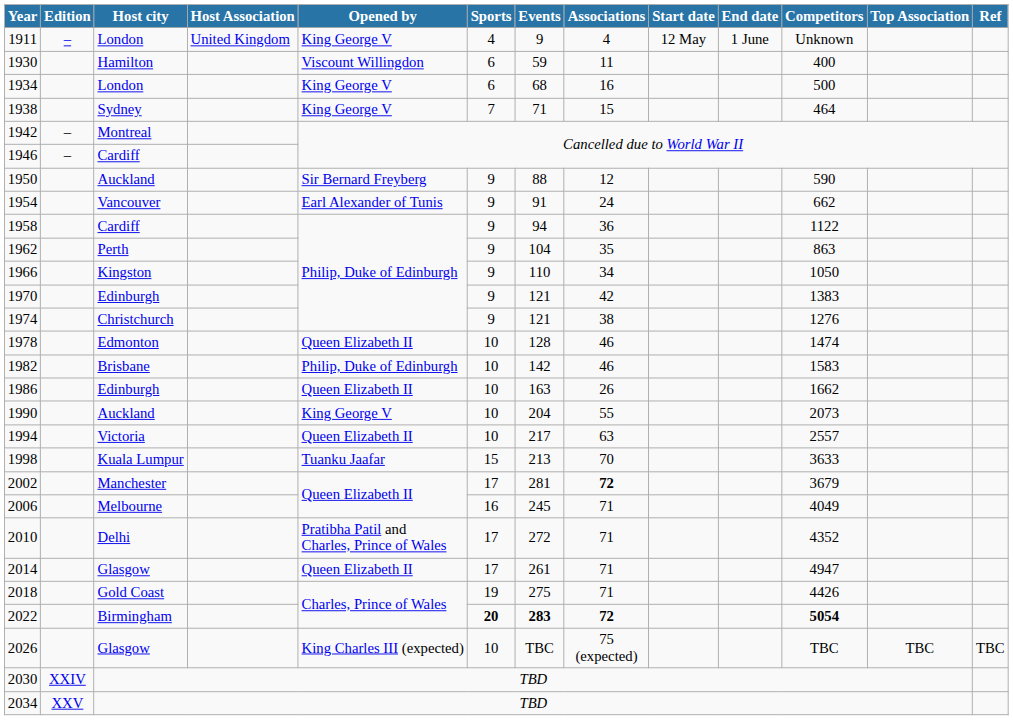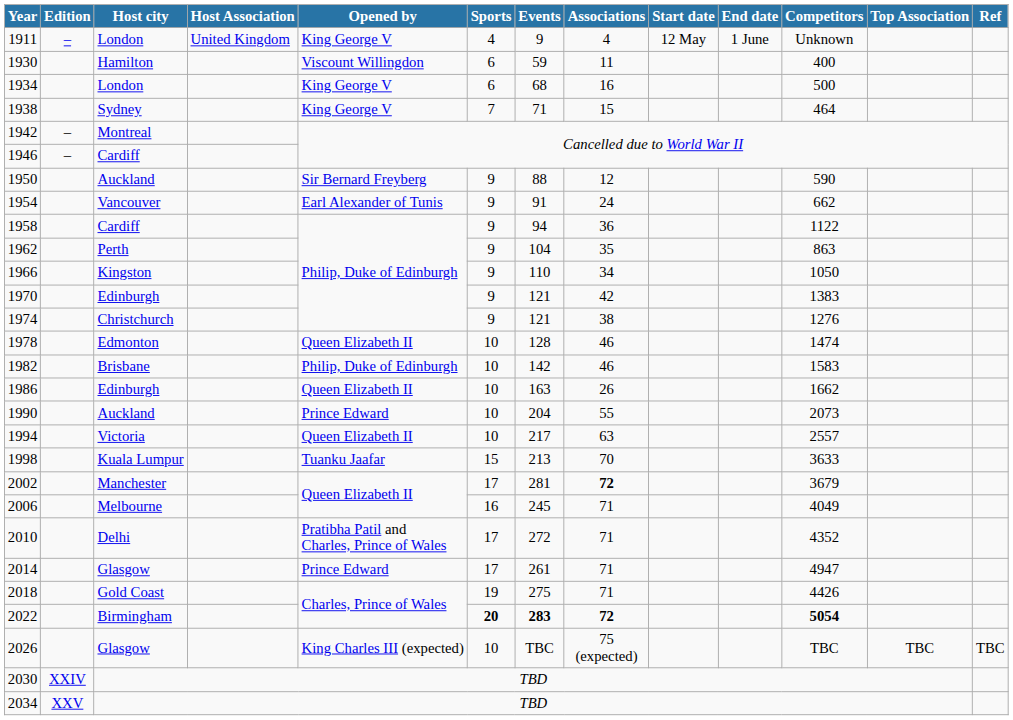(347, 413) King George V -> (345, 413) Prince Edward
(357, 569) Queen Elizabeth II -> (345, 569) Prince Edward
